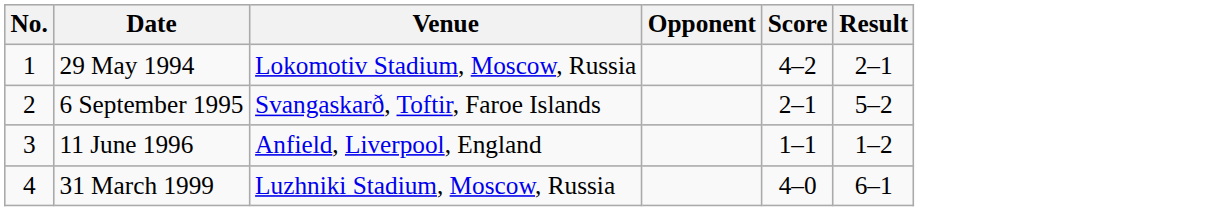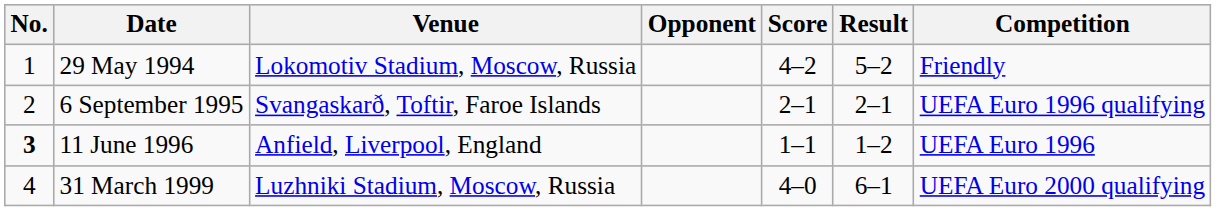+ column: (1062, 24)
(874, 64) 2–1 -> (874, 64) 5–2
(874, 104) 5–2 -> (874, 104) 2–1
(29, 144) normal -> (29, 144) bold
